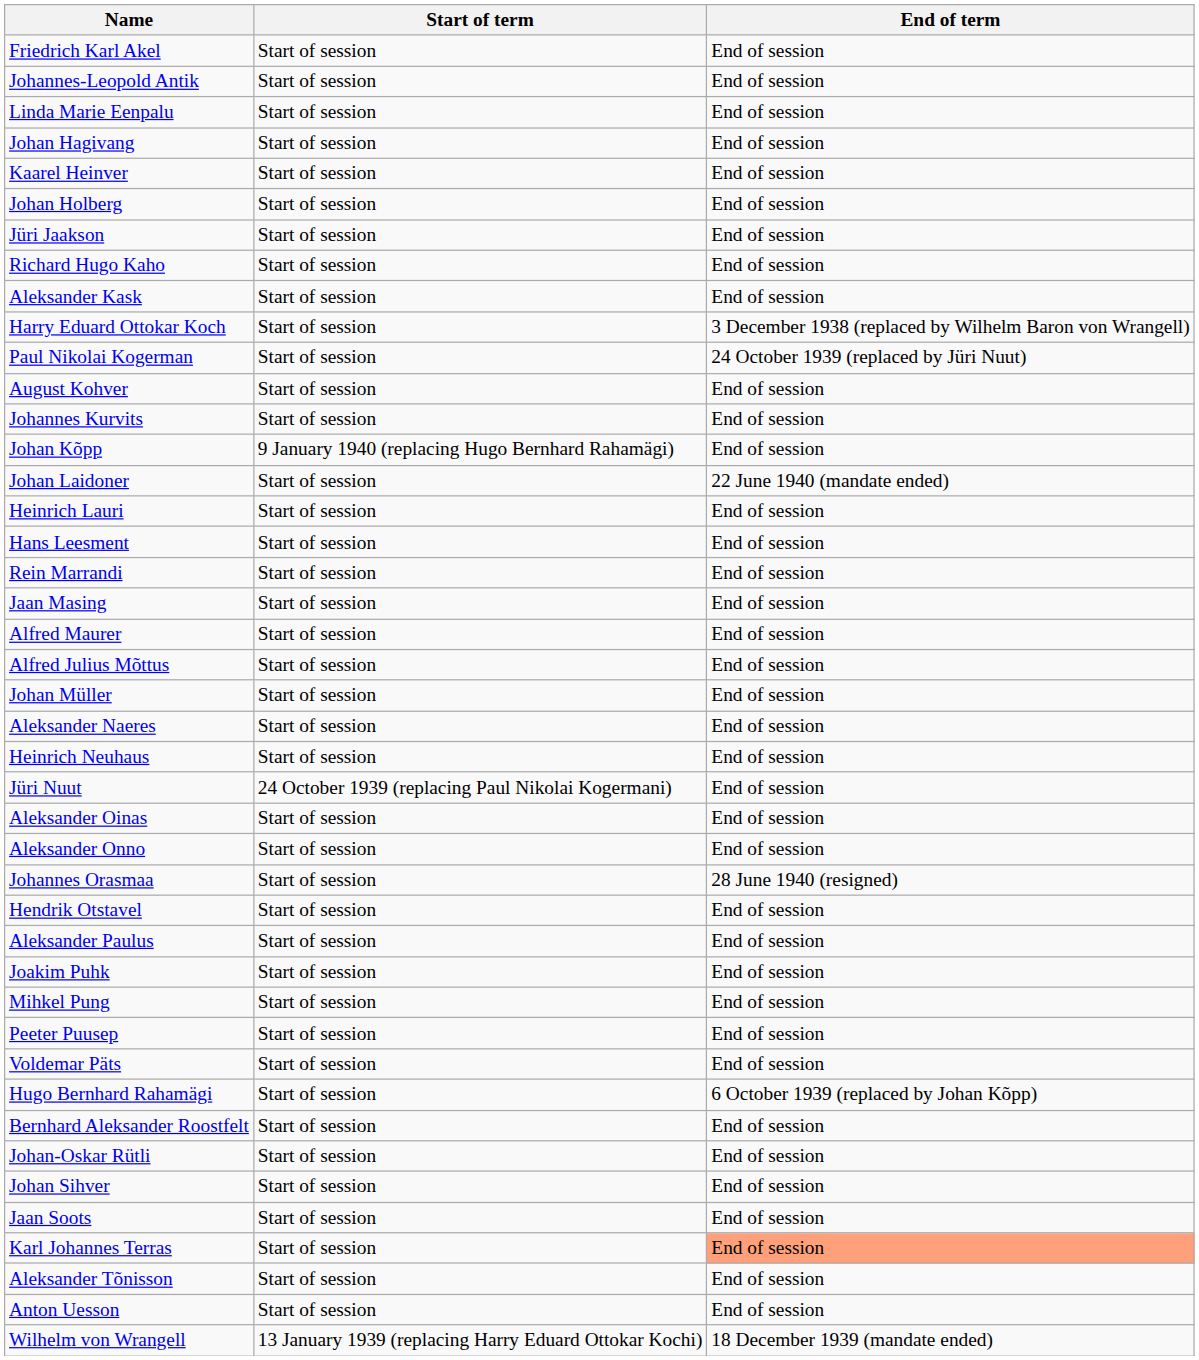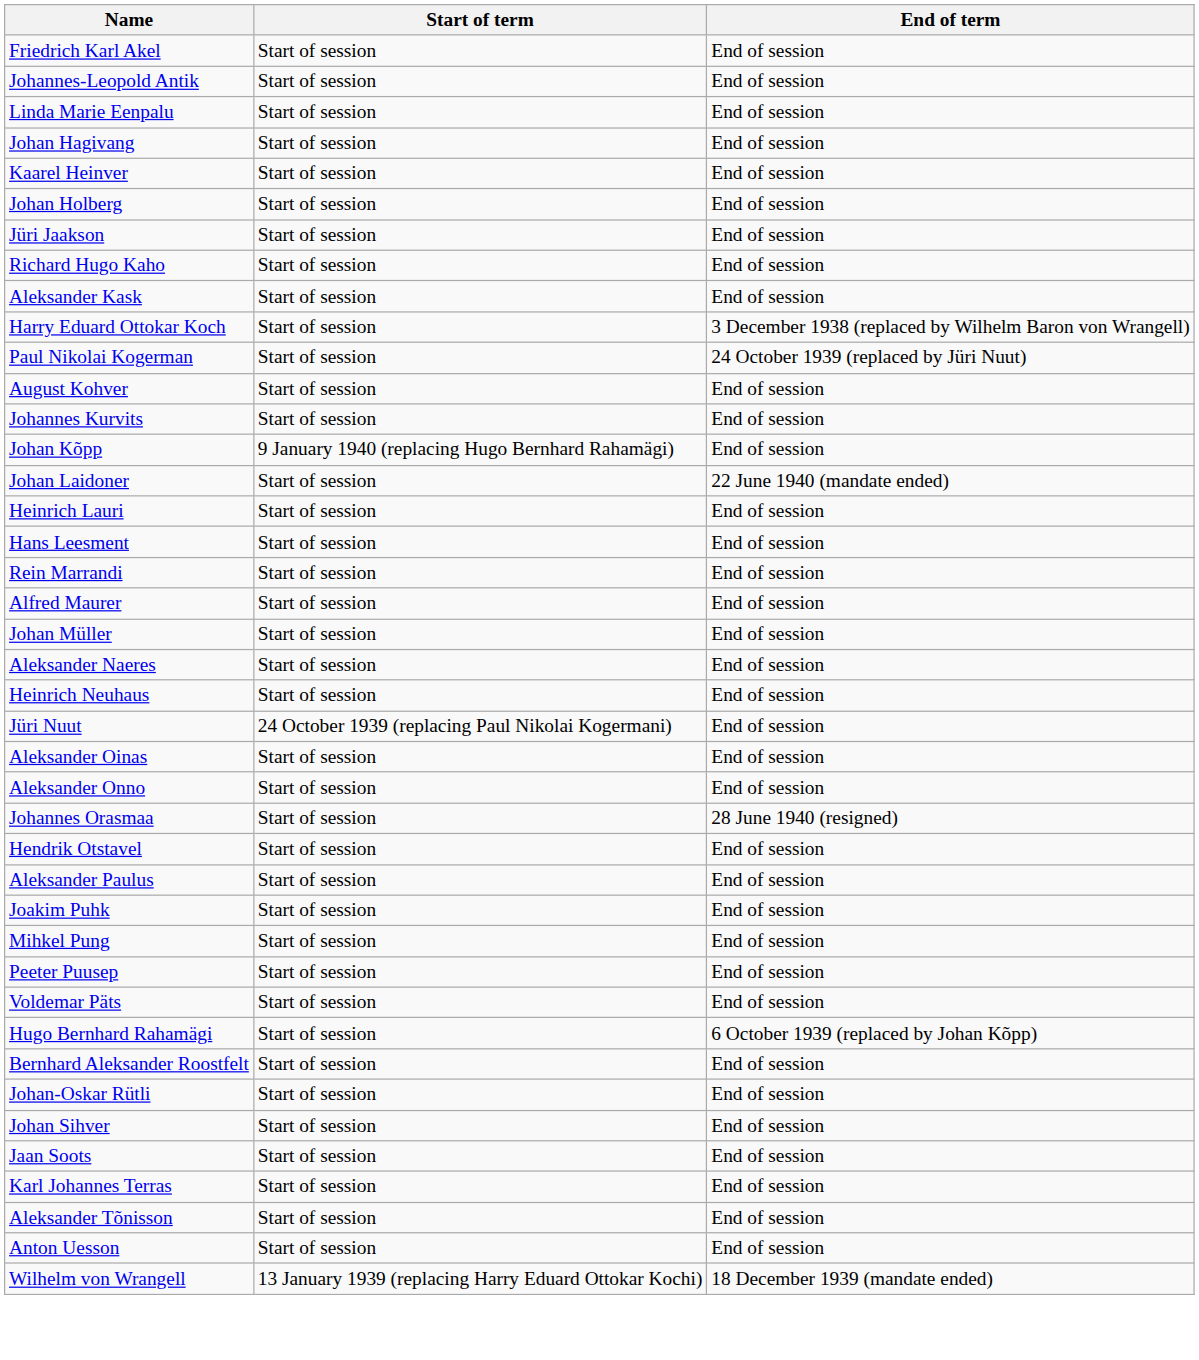- row: (58, 603)
- row: (89, 664)
(768, 1248) lightsalmon background -> (768, 1186) no background
